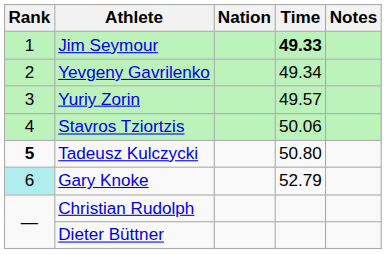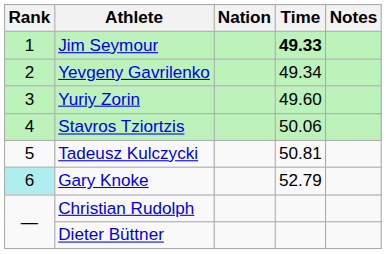(300, 99) 49.57 -> (300, 99) 49.60
(29, 153) bold -> (29, 153) normal
(300, 153) 50.80 -> (300, 153) 50.81
